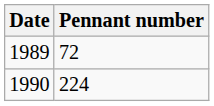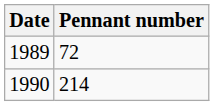(74, 84) 224 -> (74, 84) 214
